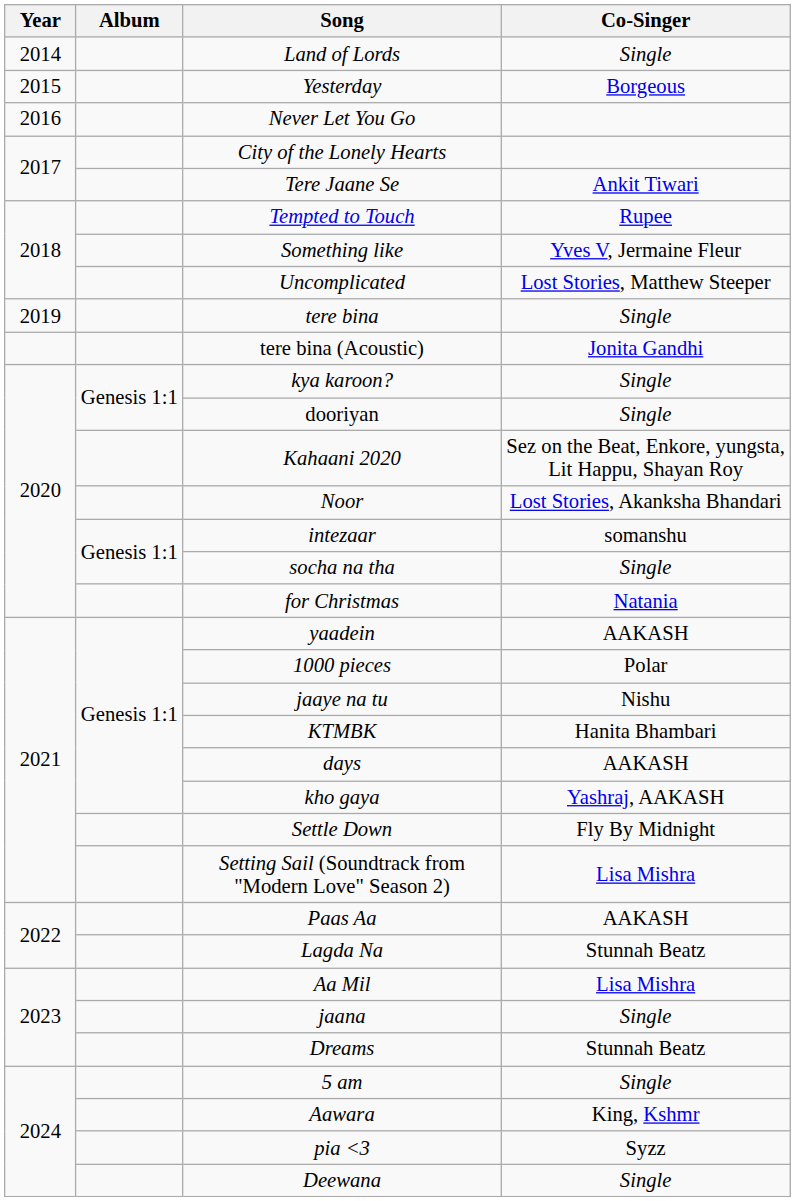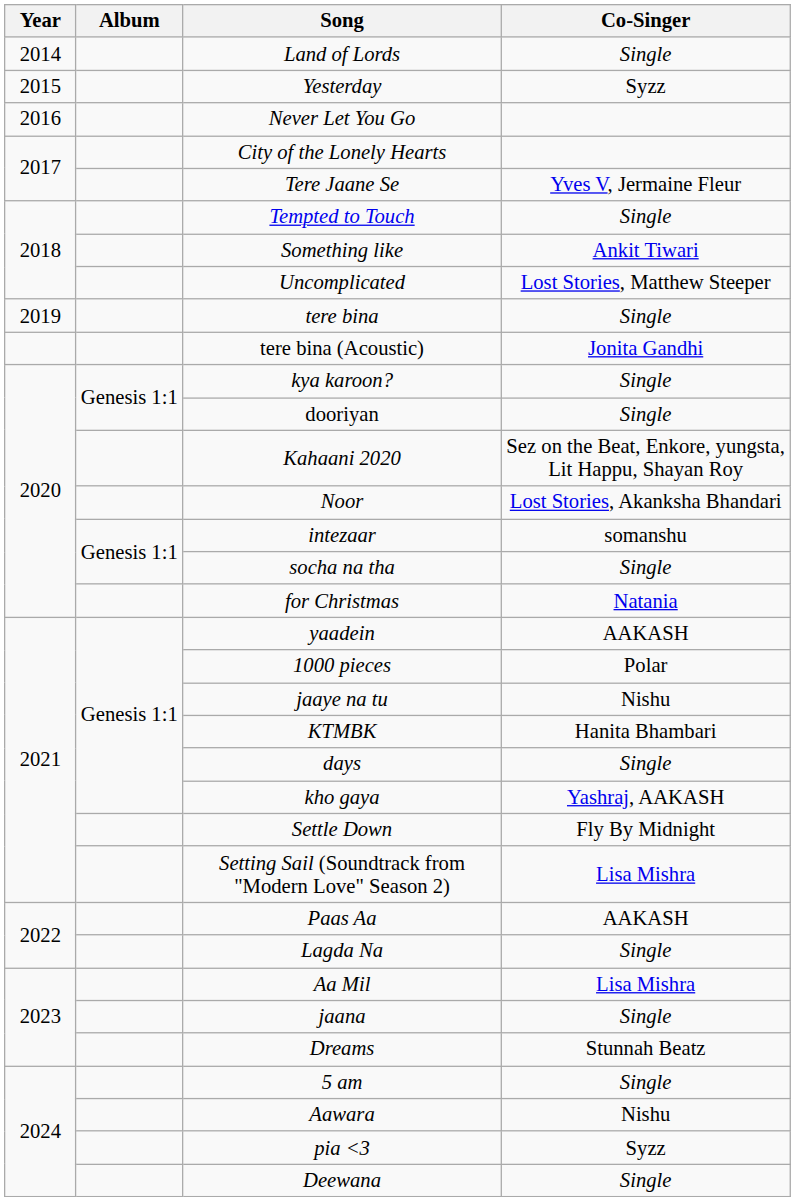(646, 86) Borgeous -> (646, 86) Syzz
(646, 184) Ankit Tiwari -> (646, 184) Yves V, Jermaine Fleur
(646, 217) Rupee -> (646, 217) Single
(646, 250) Yves V, Jermaine Fleur -> (646, 250) Ankit Tiwari
(646, 764) AAKASH -> (646, 764) Single
(646, 951) Stunnah Beatz -> (646, 951) Single
(646, 1114) King, Kshmr -> (646, 1114) Nishu
